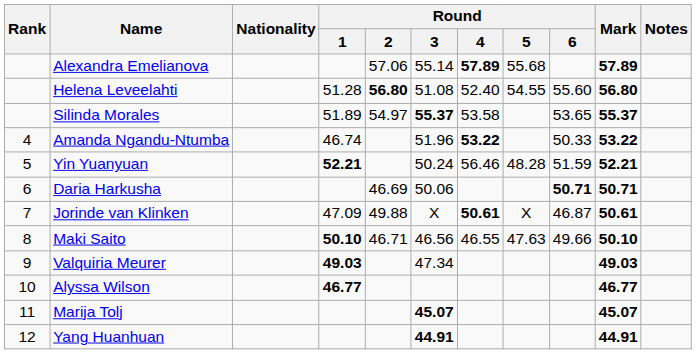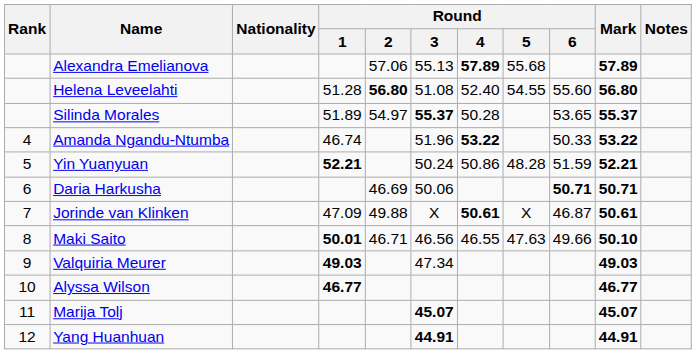(434, 66) 55.14 -> (434, 66) 55.13
(480, 115) 53.58 -> (480, 115) 50.28
(480, 164) 56.46 -> (480, 164) 50.86
(342, 238) 50.10 -> (342, 238) 50.01
